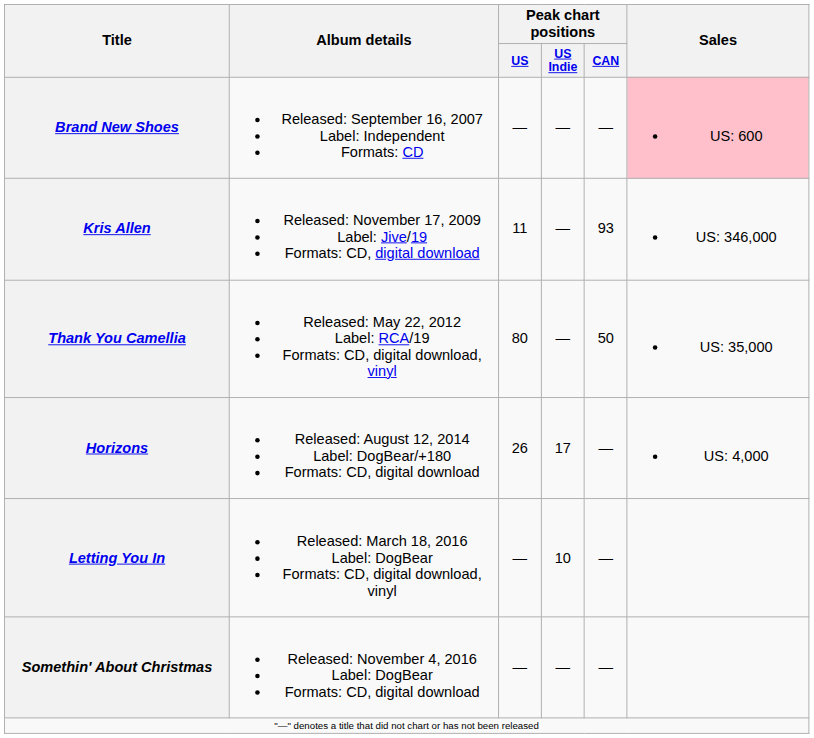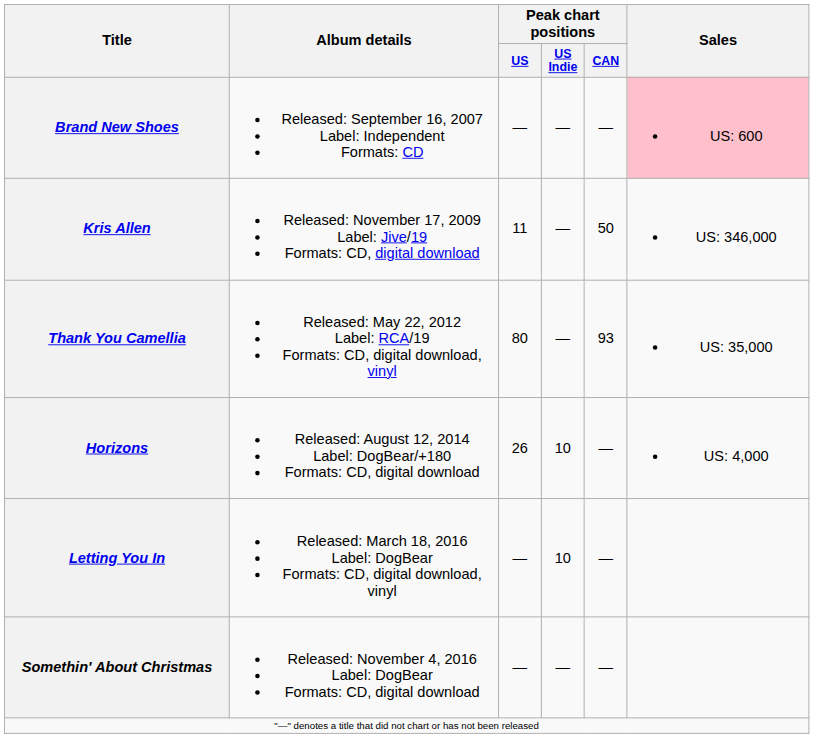(606, 229) 93 -> (606, 229) 50
(606, 338) 50 -> (606, 338) 93
(563, 448) 17 -> (563, 448) 10
